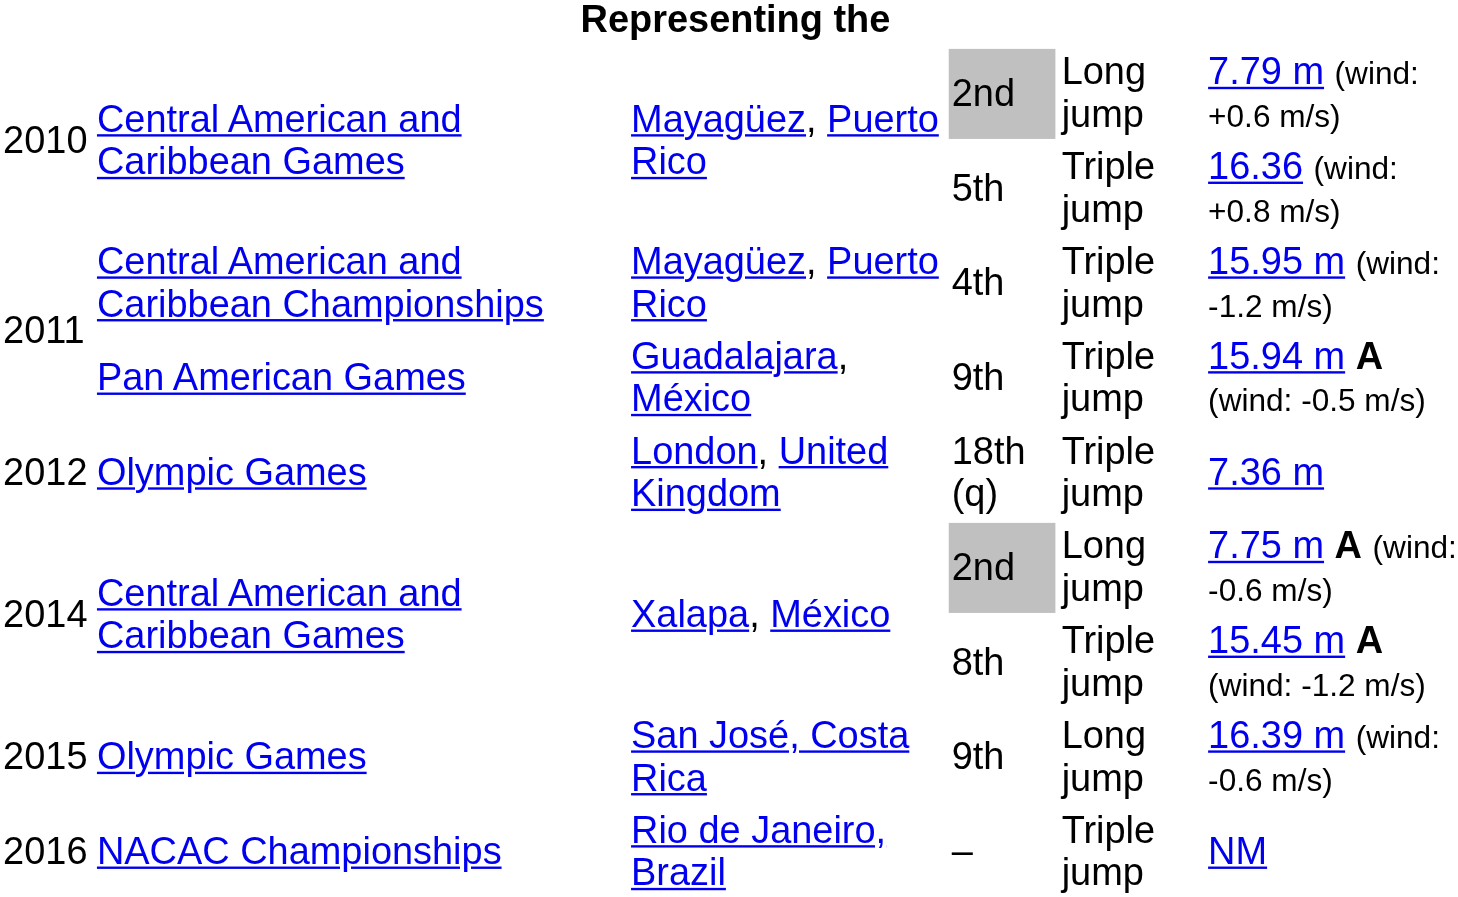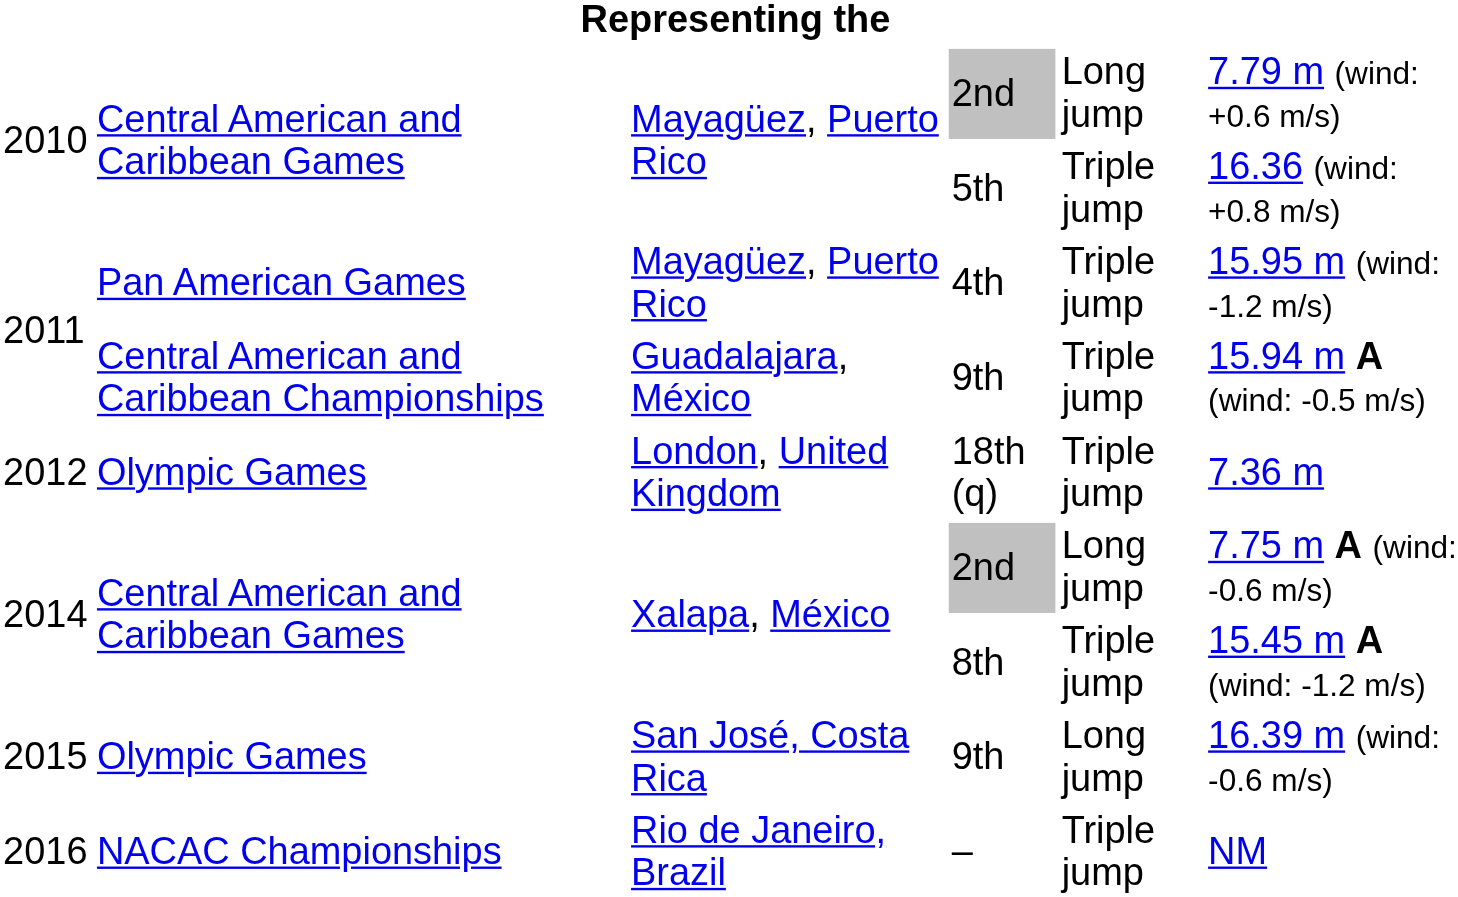(320, 282) Central American and Caribbean Championships -> (281, 282) Pan American Games
(281, 377) Pan American Games -> (320, 377) Central American and Caribbean Championships
